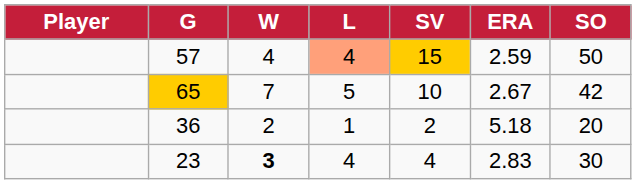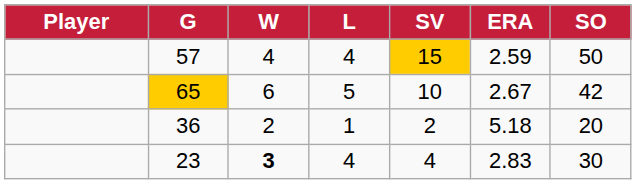(349, 56) lightsalmon background -> (349, 56) no background
(269, 91) 7 -> (269, 91) 6
